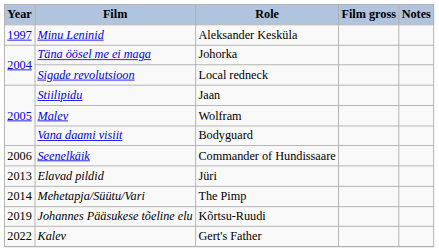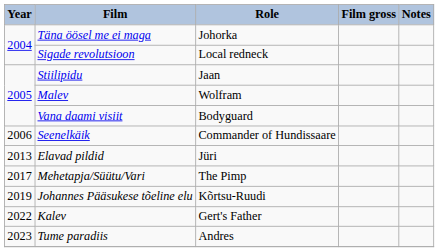- row: (71, 35)
(20, 196) 2014 -> (20, 176) 2017
+ row: (73, 237)
